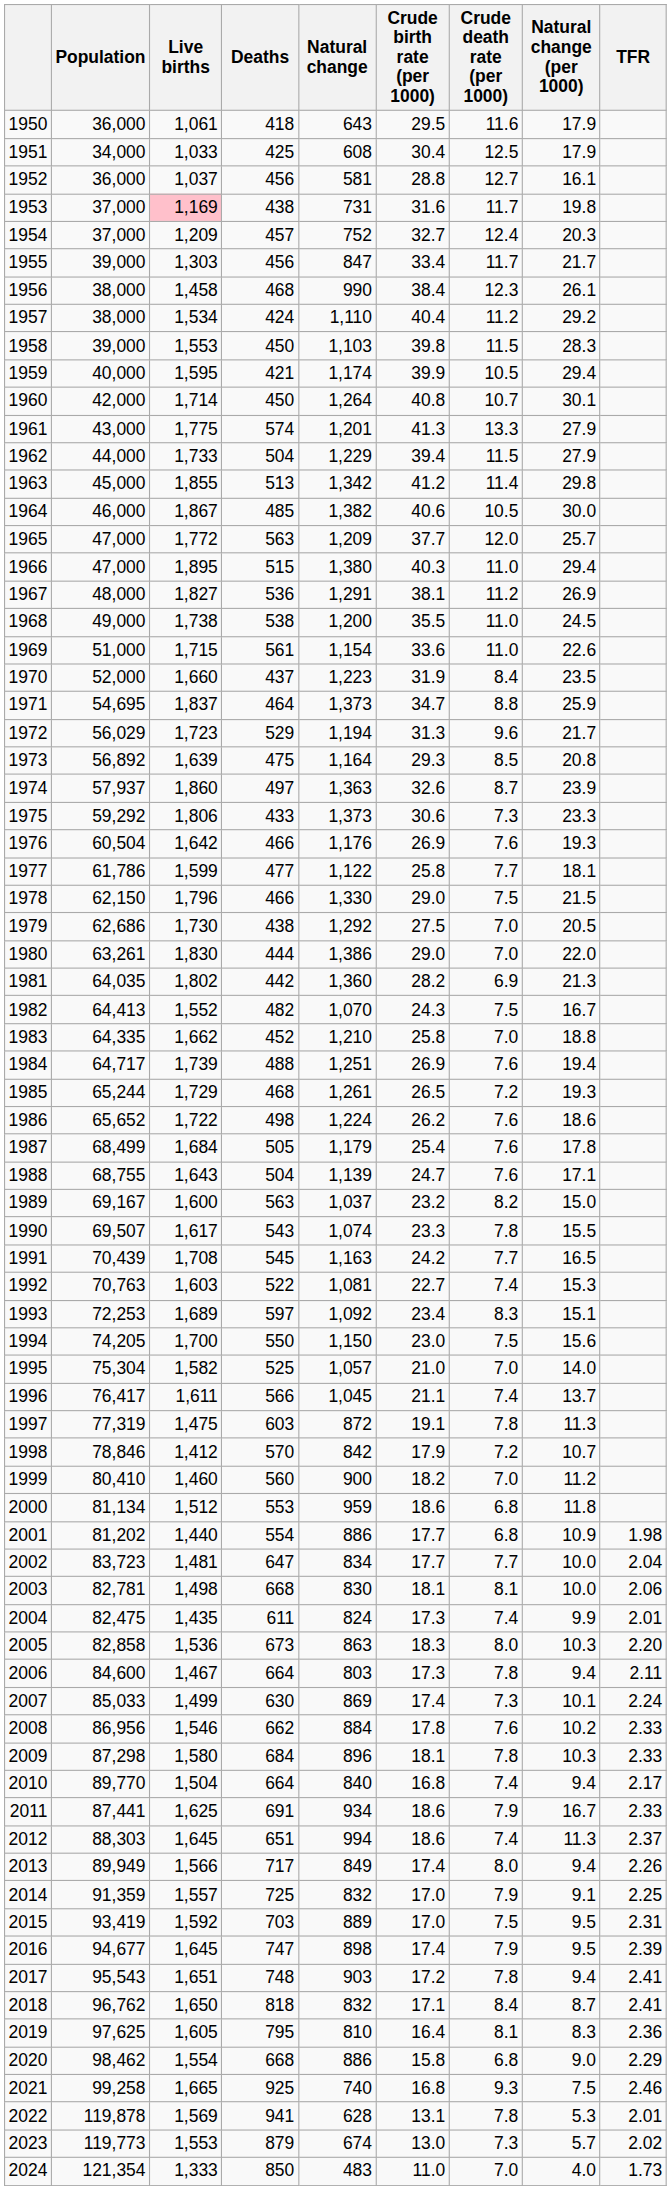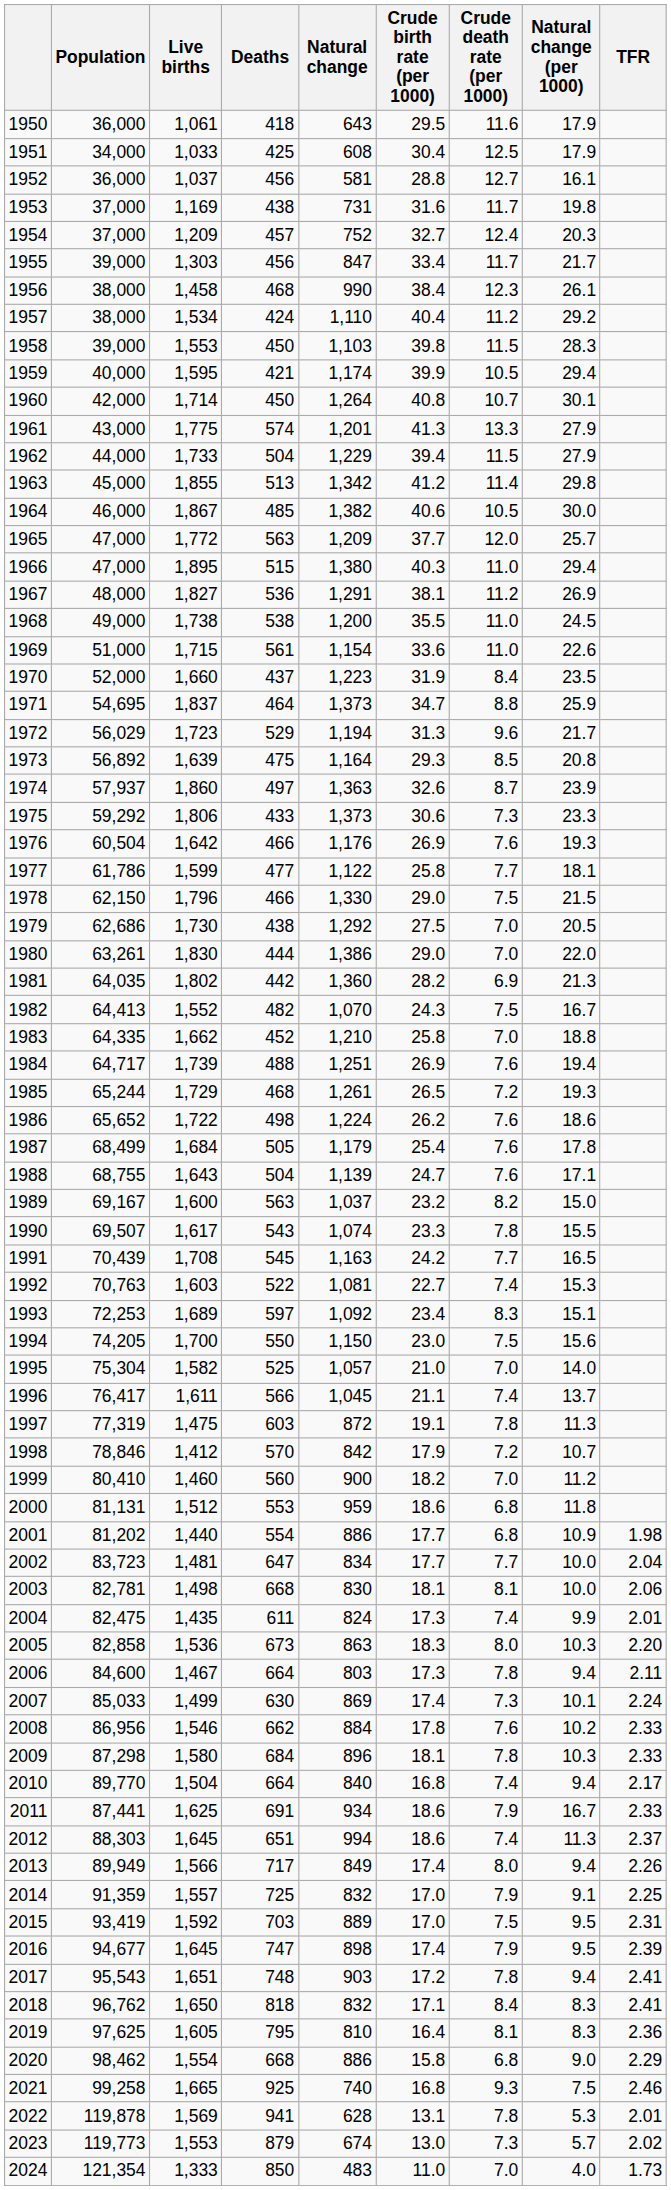(196, 207) pink background -> (196, 207) no background
(119, 1507) 81,134 -> (119, 1507) 81,131
(584, 2005) 8.7 -> (584, 2005) 8.3
